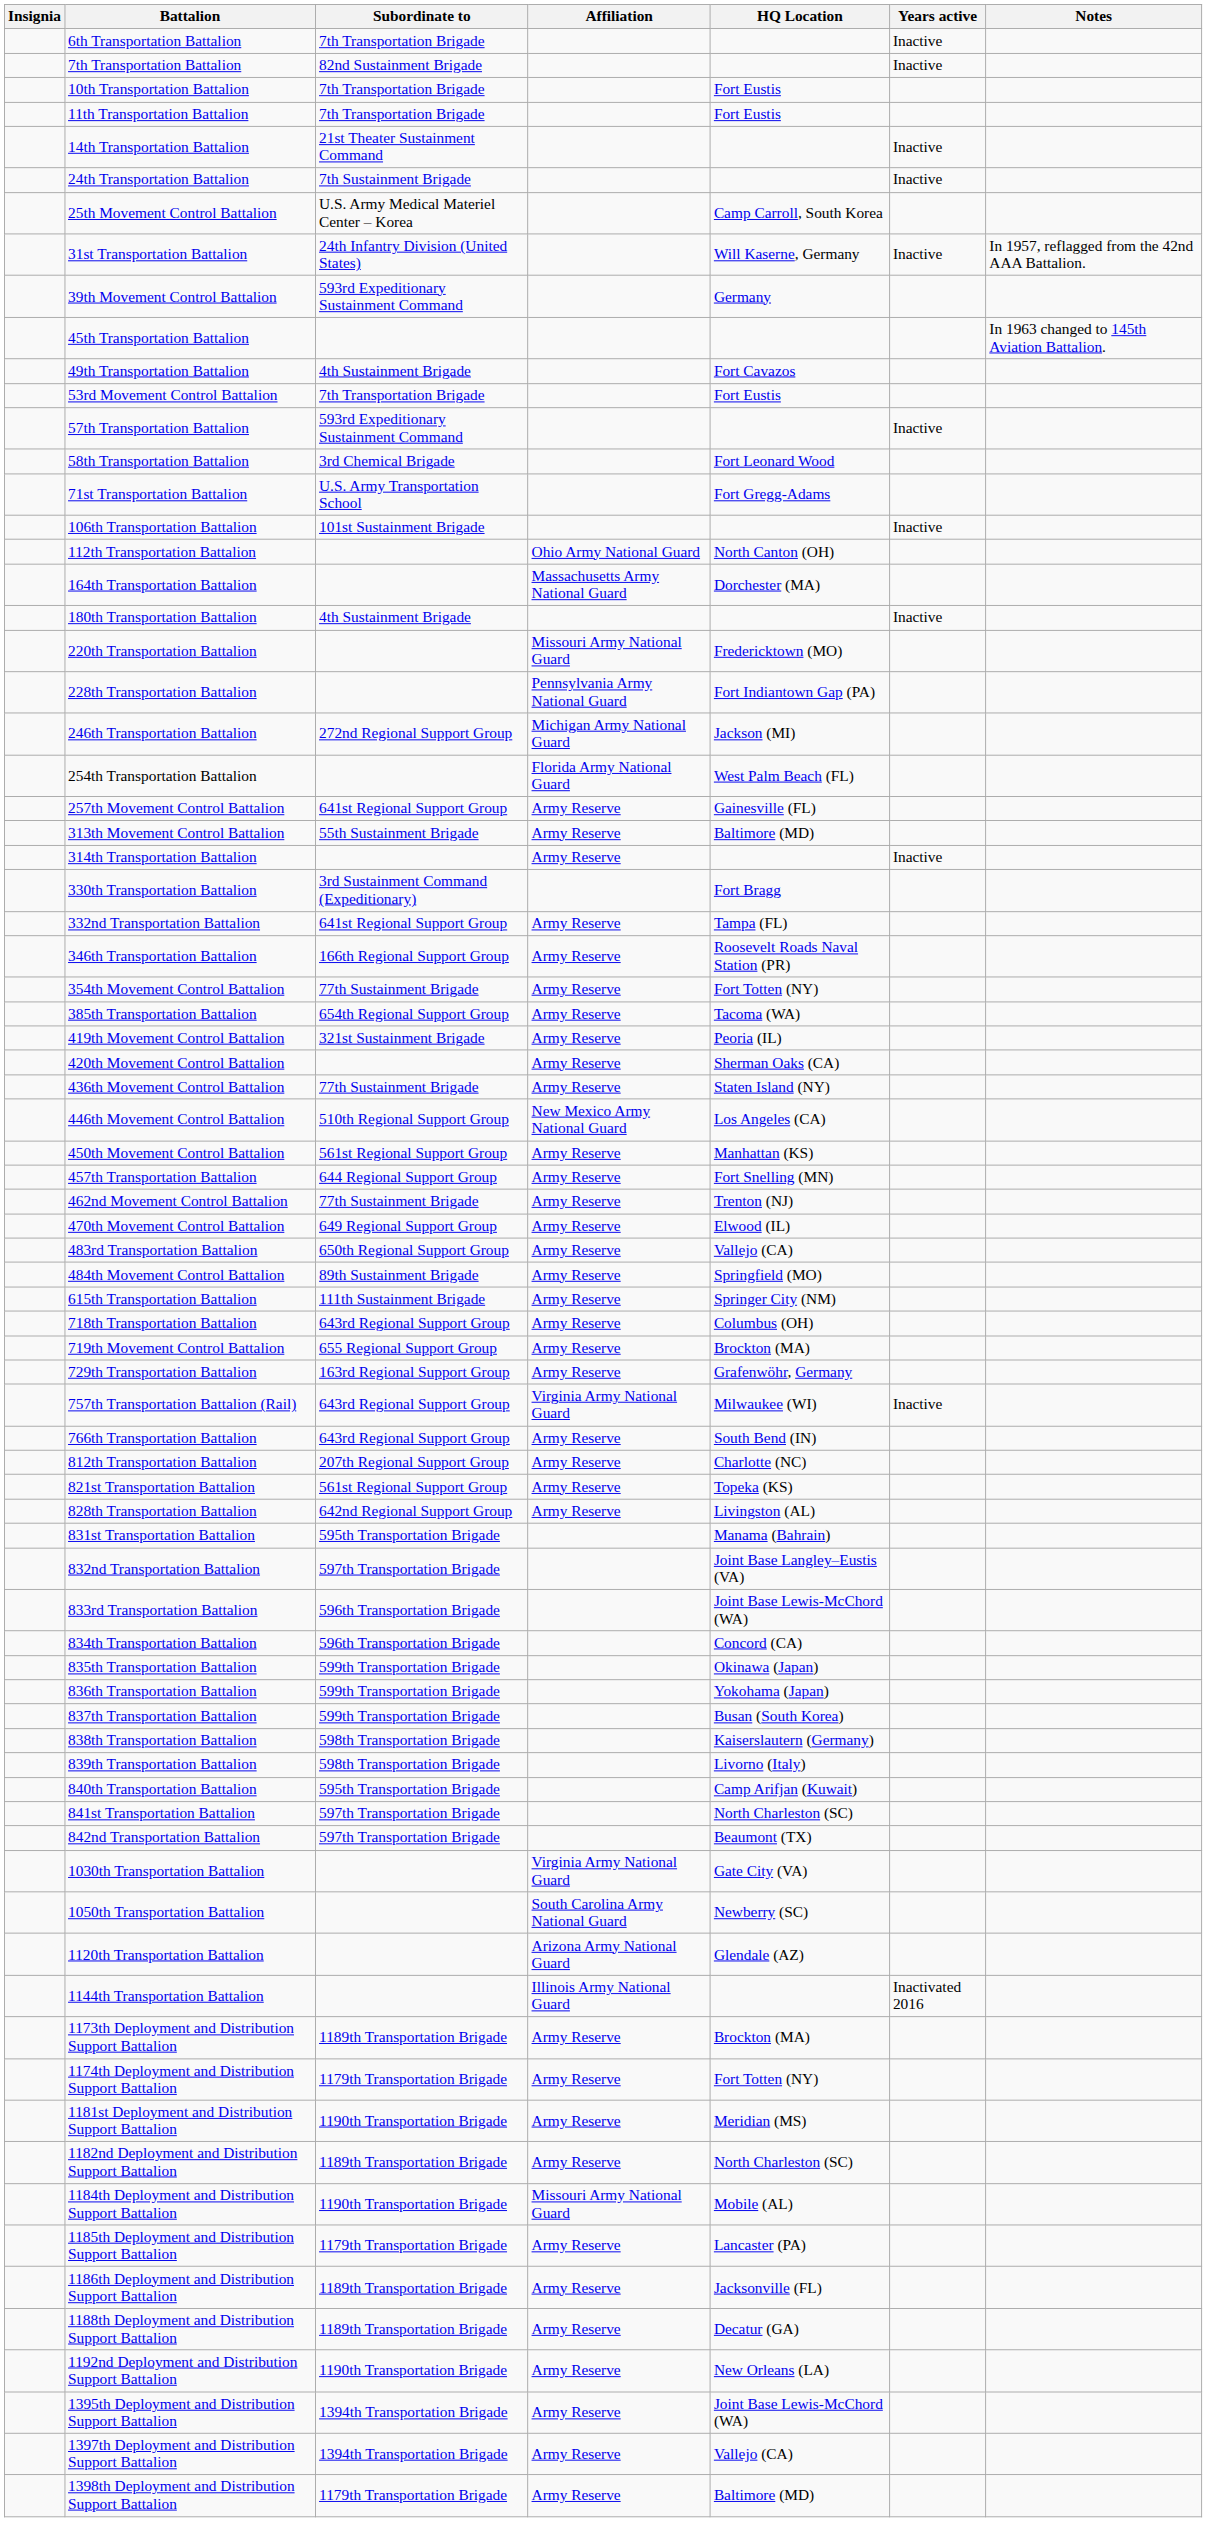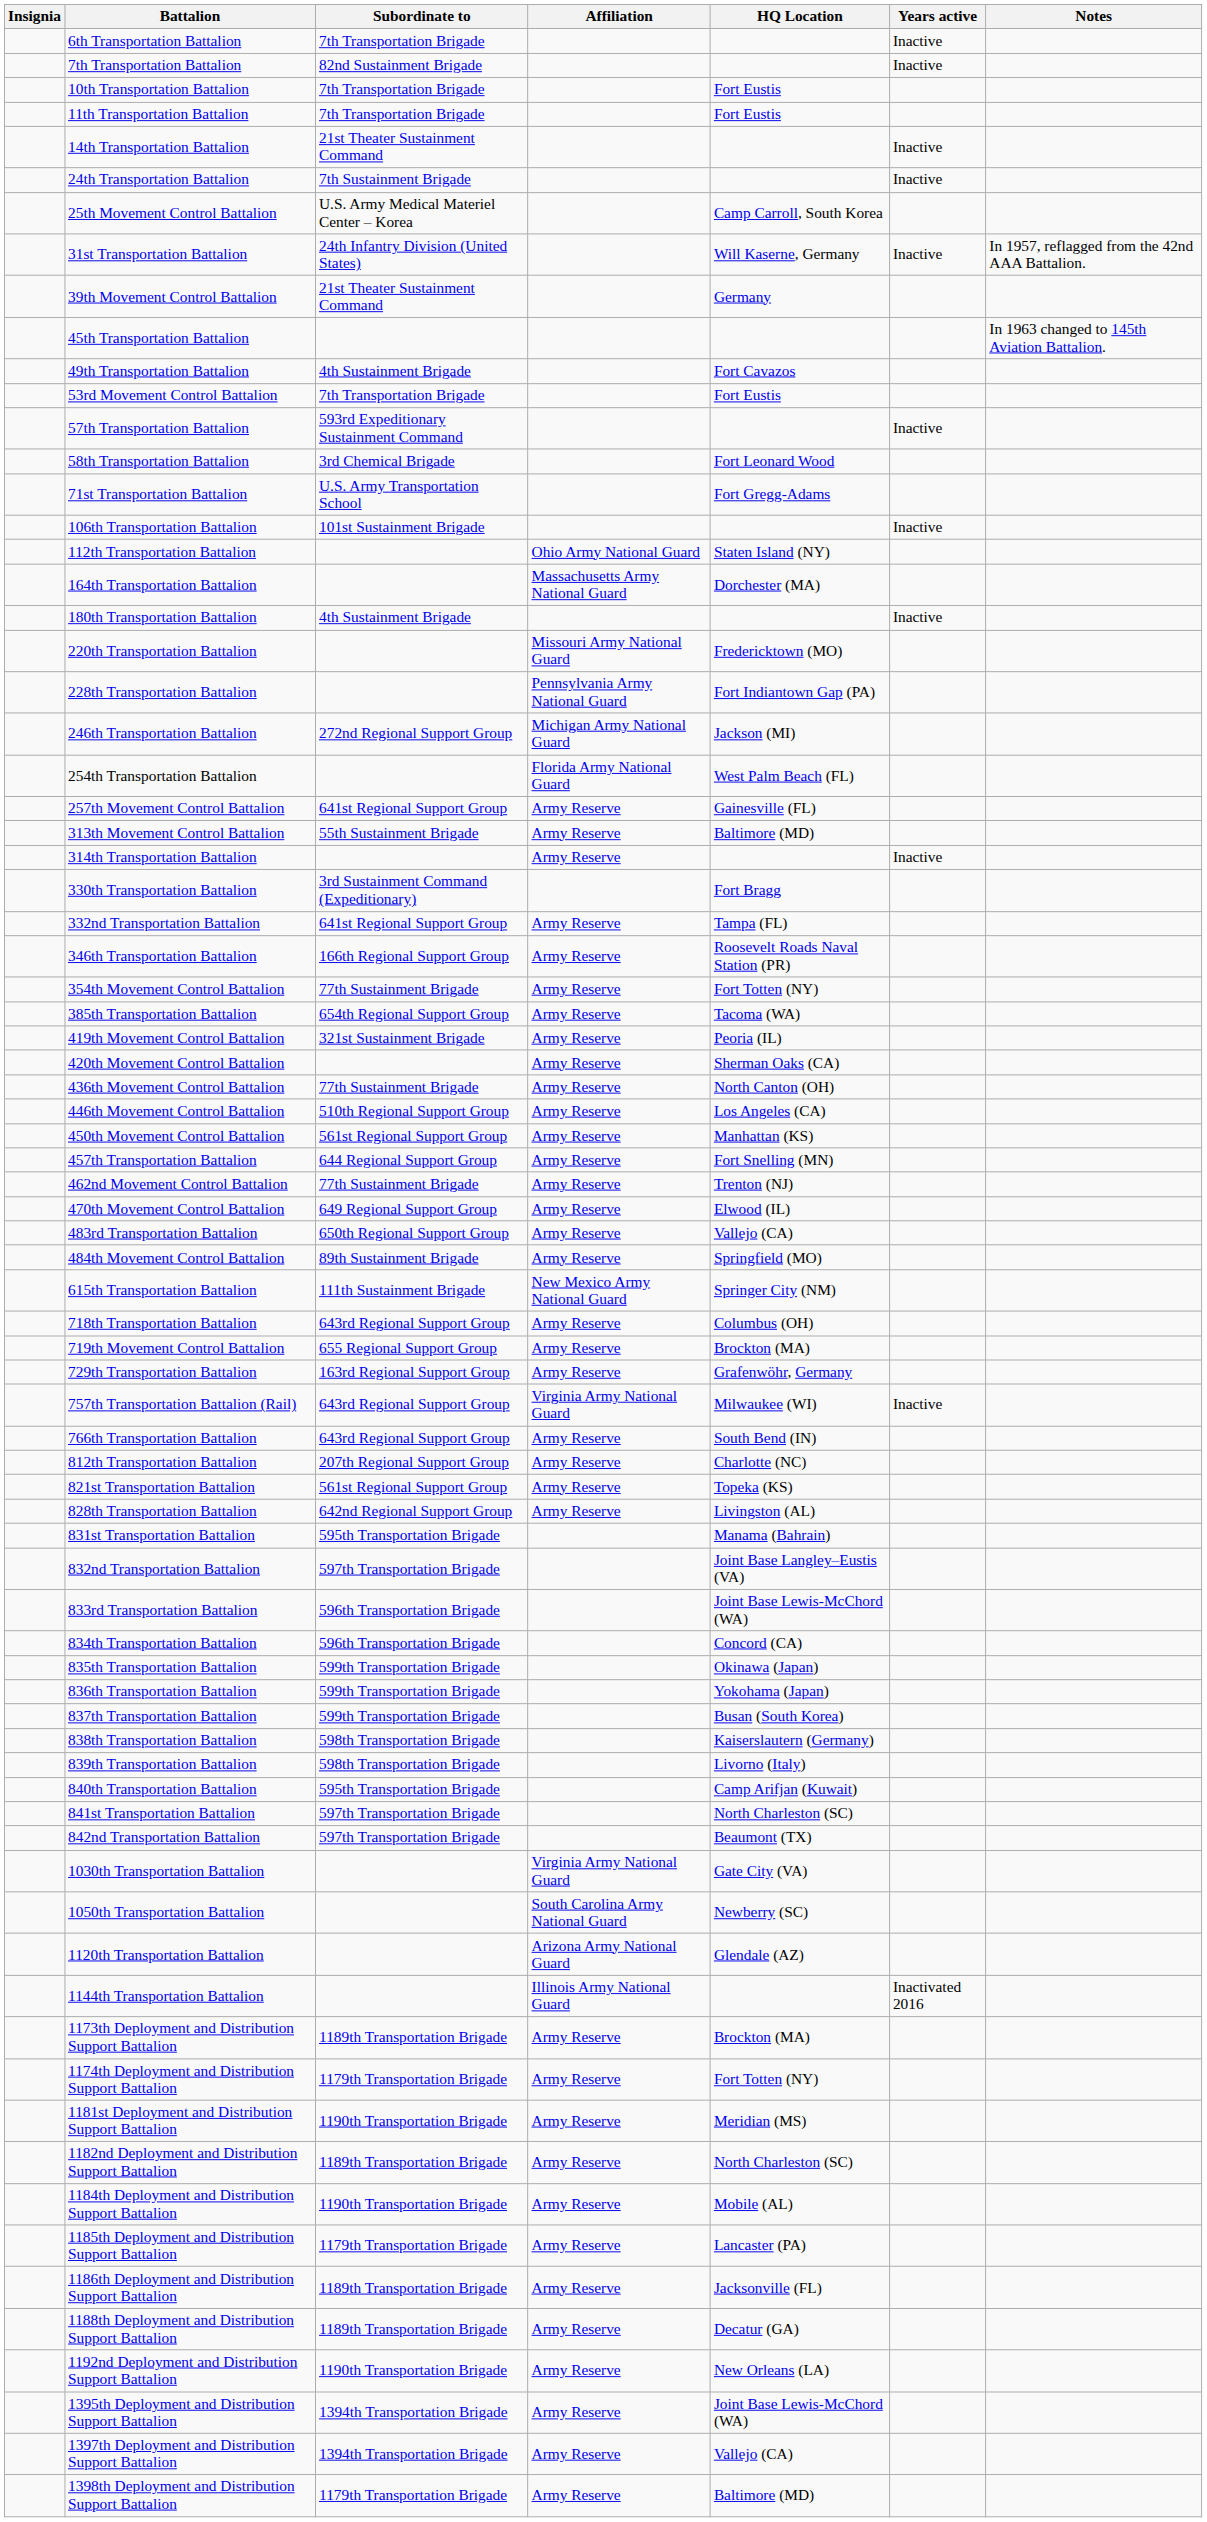(391, 296) 593rd Expeditionary Sustainment Command -> (397, 296) 21st Theater Sustainment Command
(774, 551) North Canton (OH) -> (772, 551) Staten Island (NY)
(772, 1086) Staten Island (NY) -> (774, 1086) North Canton (OH)
(591, 1119) New Mexico Army National Guard -> (576, 1111) Army Reserve
(576, 1298) Army Reserve -> (591, 1290) New Mexico Army National Guard
(607, 2204) Missouri Army National Guard -> (576, 2204) Army Reserve
